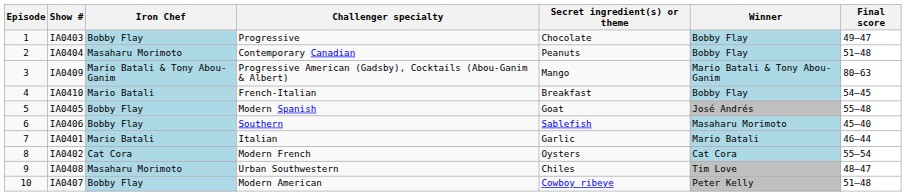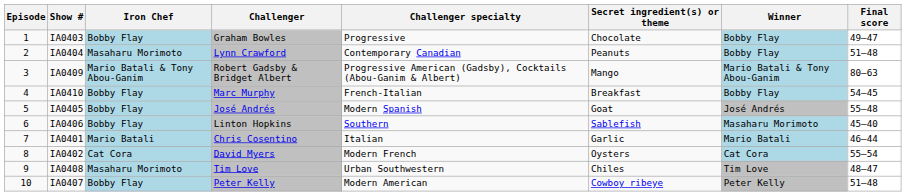+ column: (277, 17)
(121, 93) Mario Batali -> (115, 93) Bobby Flay
